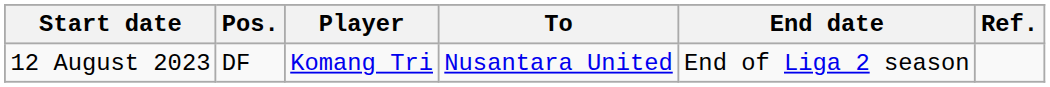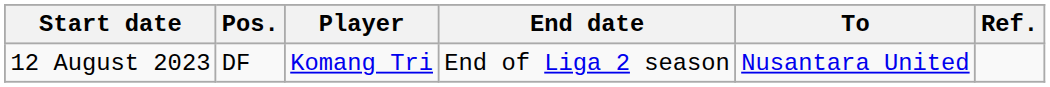columns swapped: (559, 24) <-> (827, 24)
